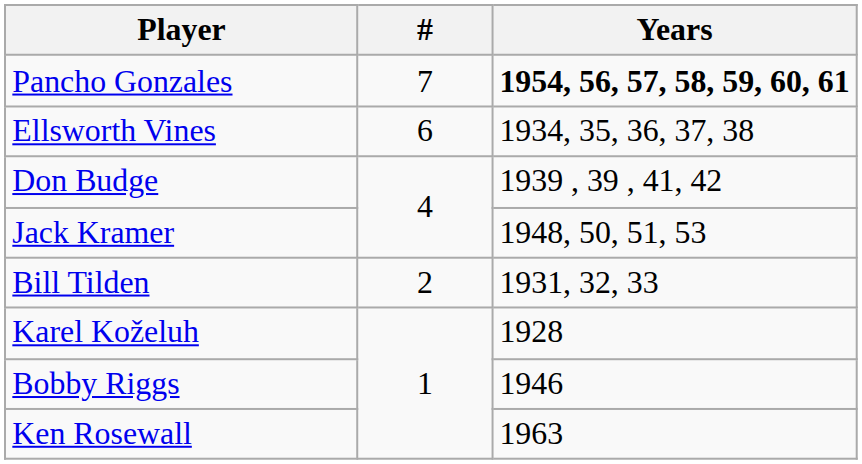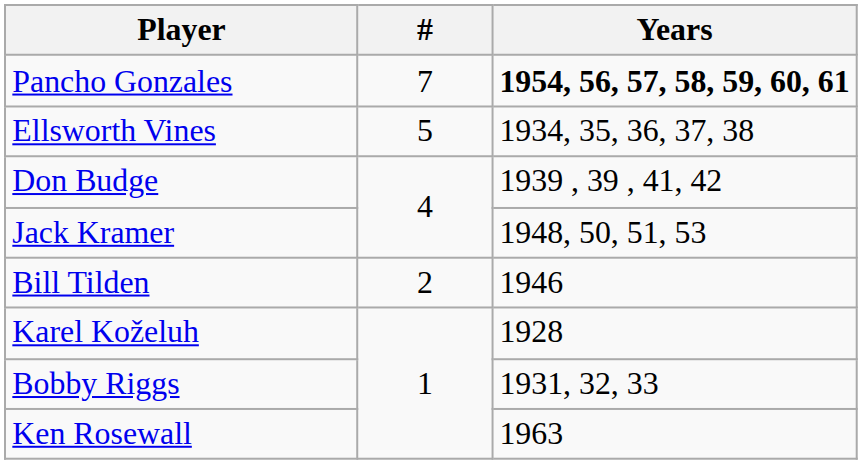(425, 130) 6 -> (425, 130) 5
(579, 282) 1931, 32, 33 -> (531, 282) 1946
(531, 383) 1946 -> (579, 383) 1931, 32, 33
